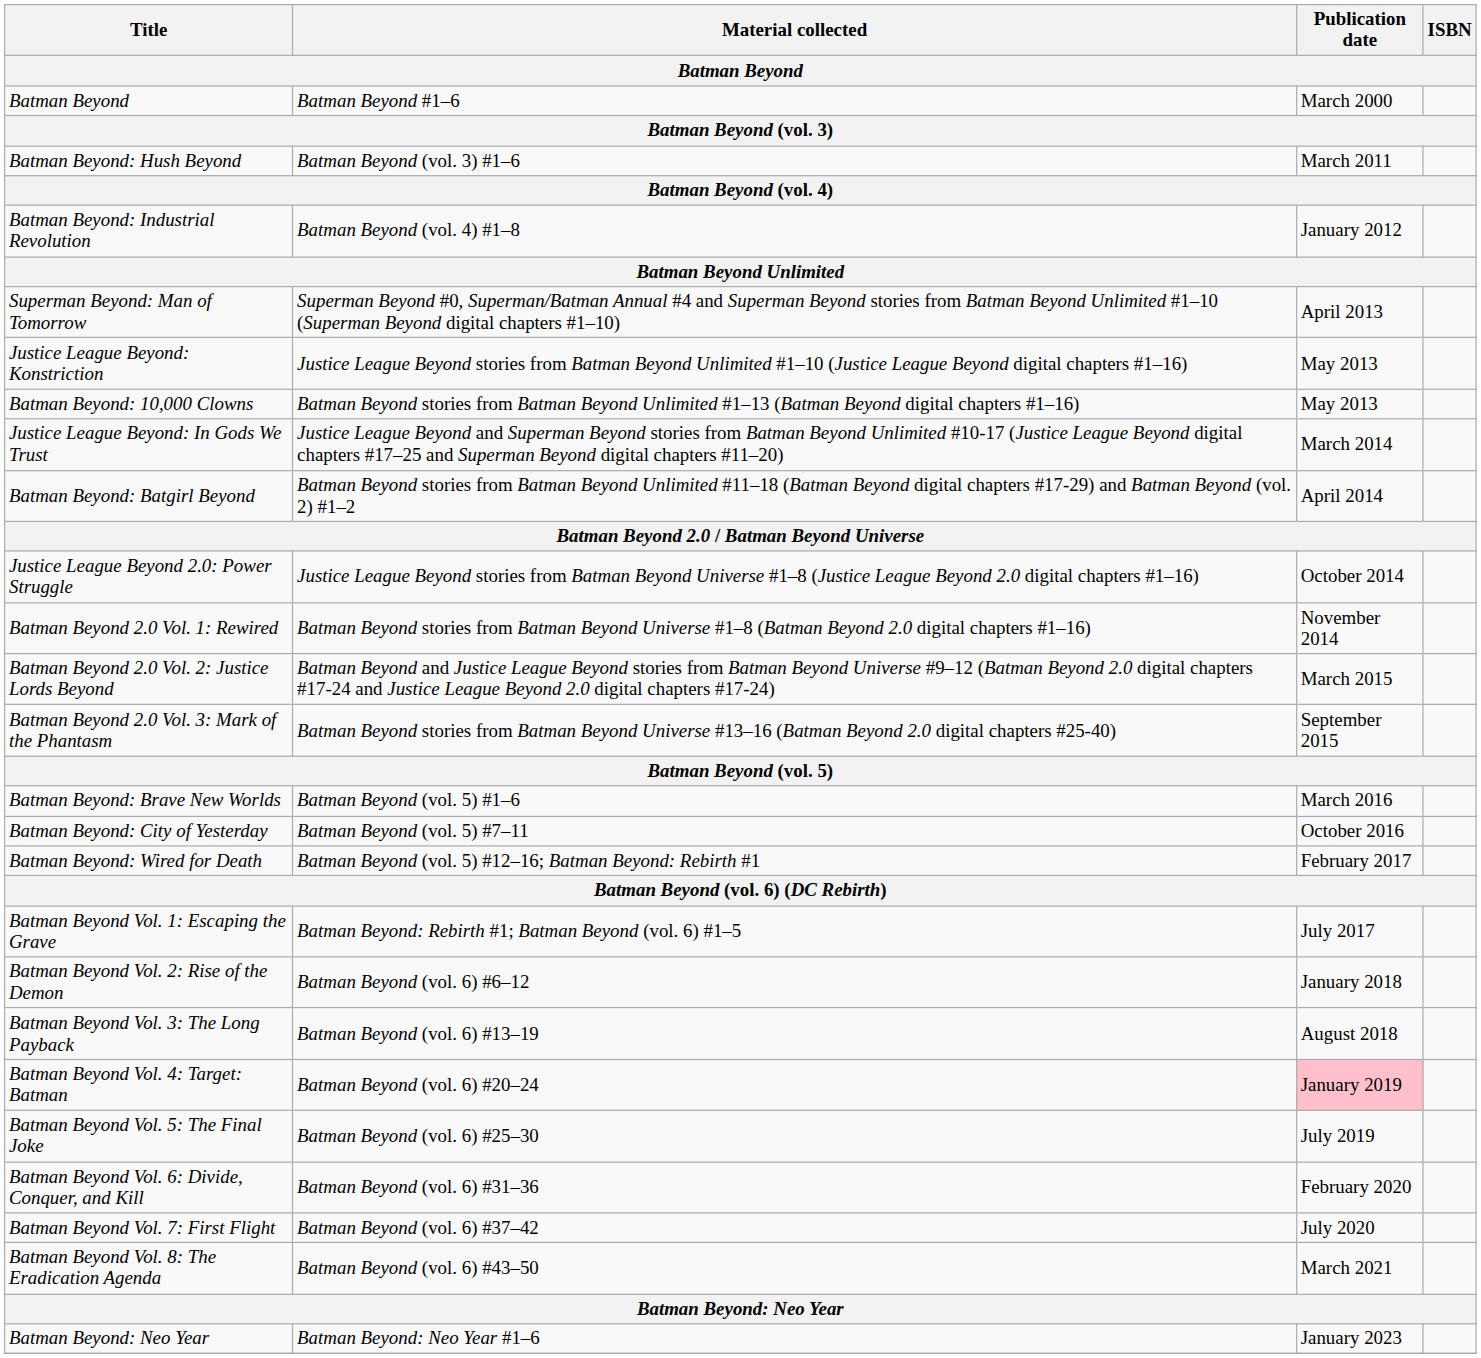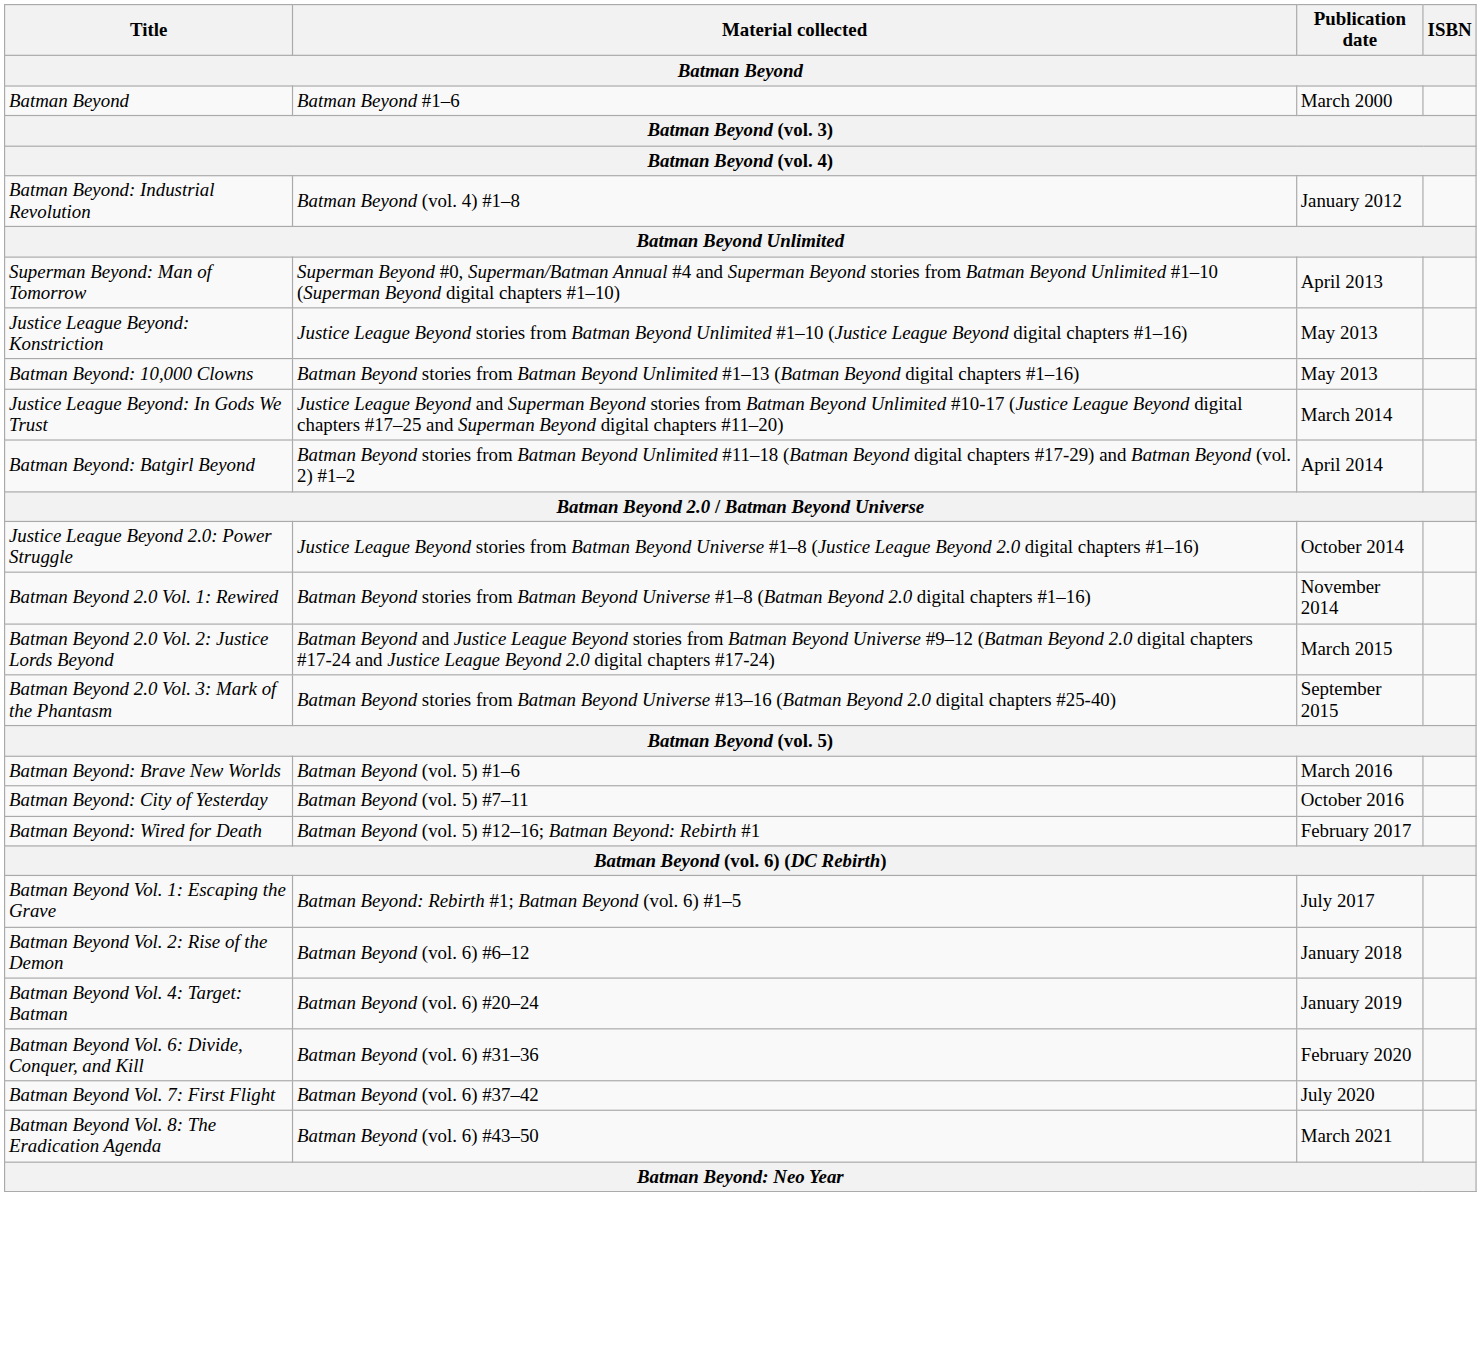- row: (125, 160)
- row: (134, 1033)
(1351, 1084) pink background -> (1351, 1003) no background
- row: (135, 1135)
- row: (109, 1338)
